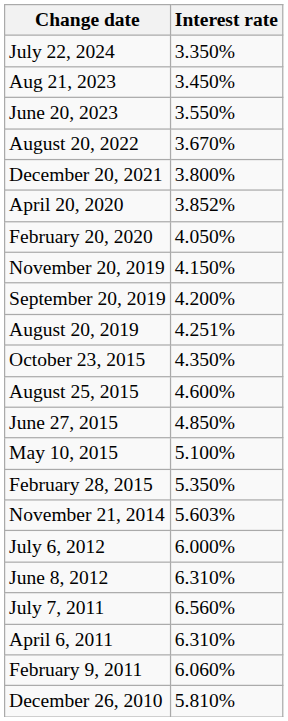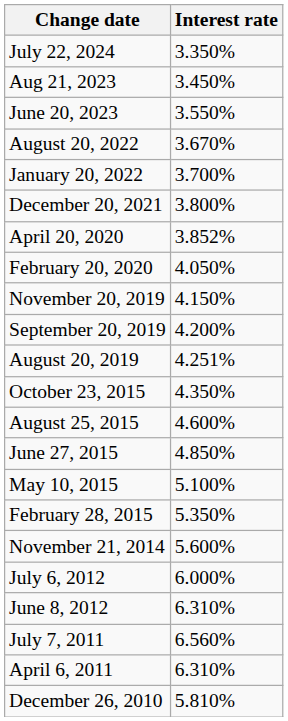+ row: (76, 174)
(205, 515) 5.603% -> (205, 546) 5.600%
- row: (76, 670)
